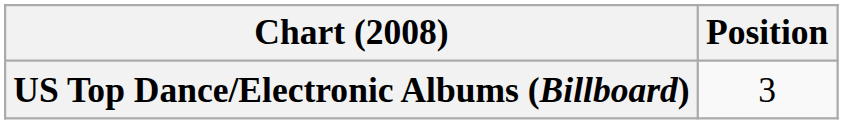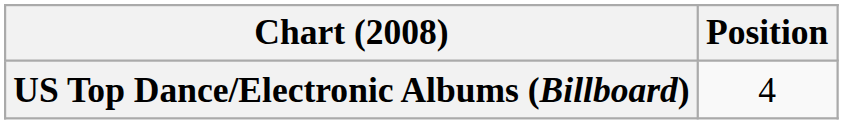(767, 88) 3 -> (767, 88) 4
